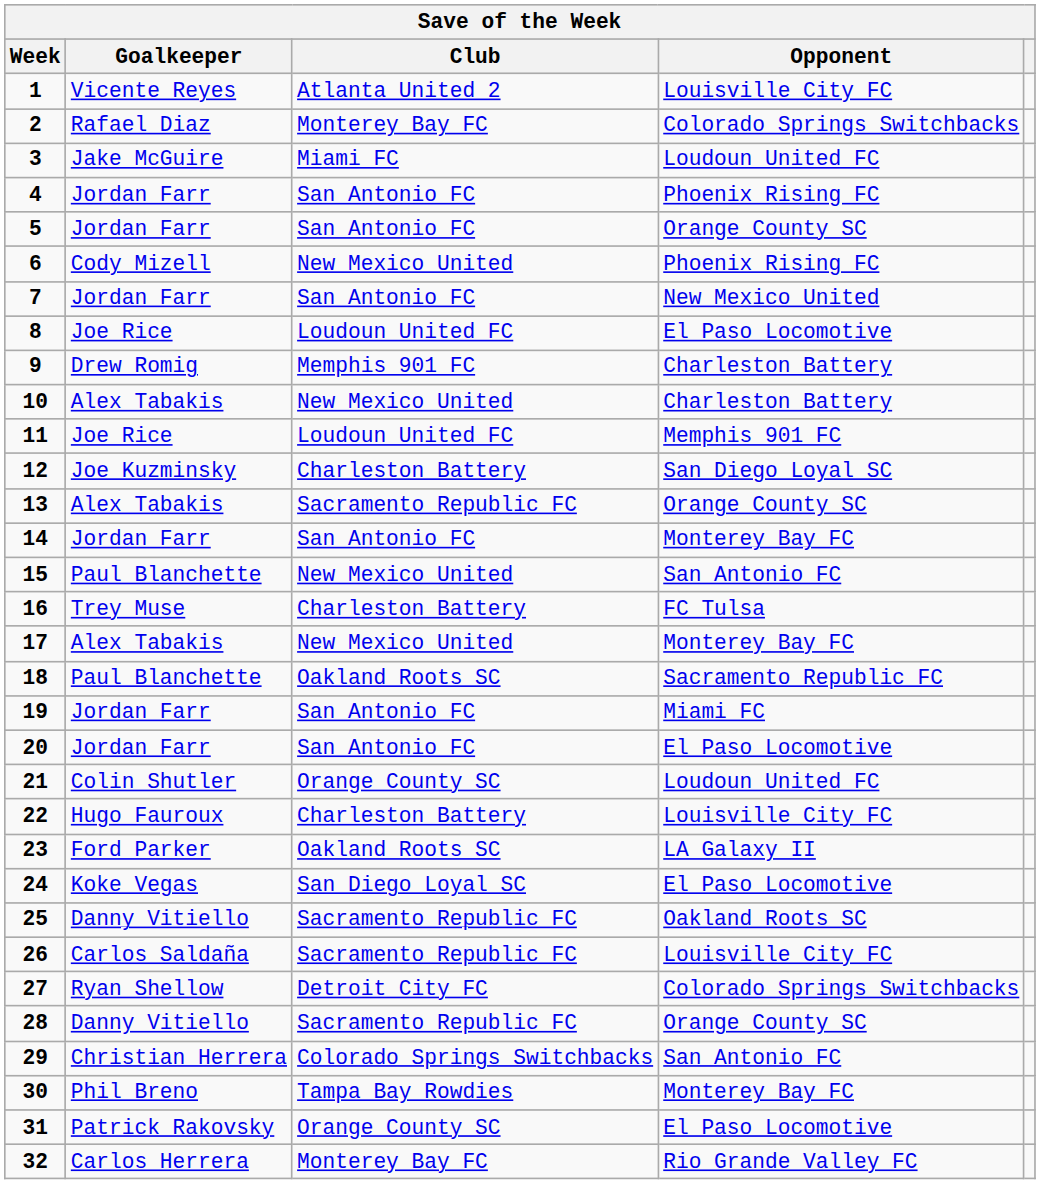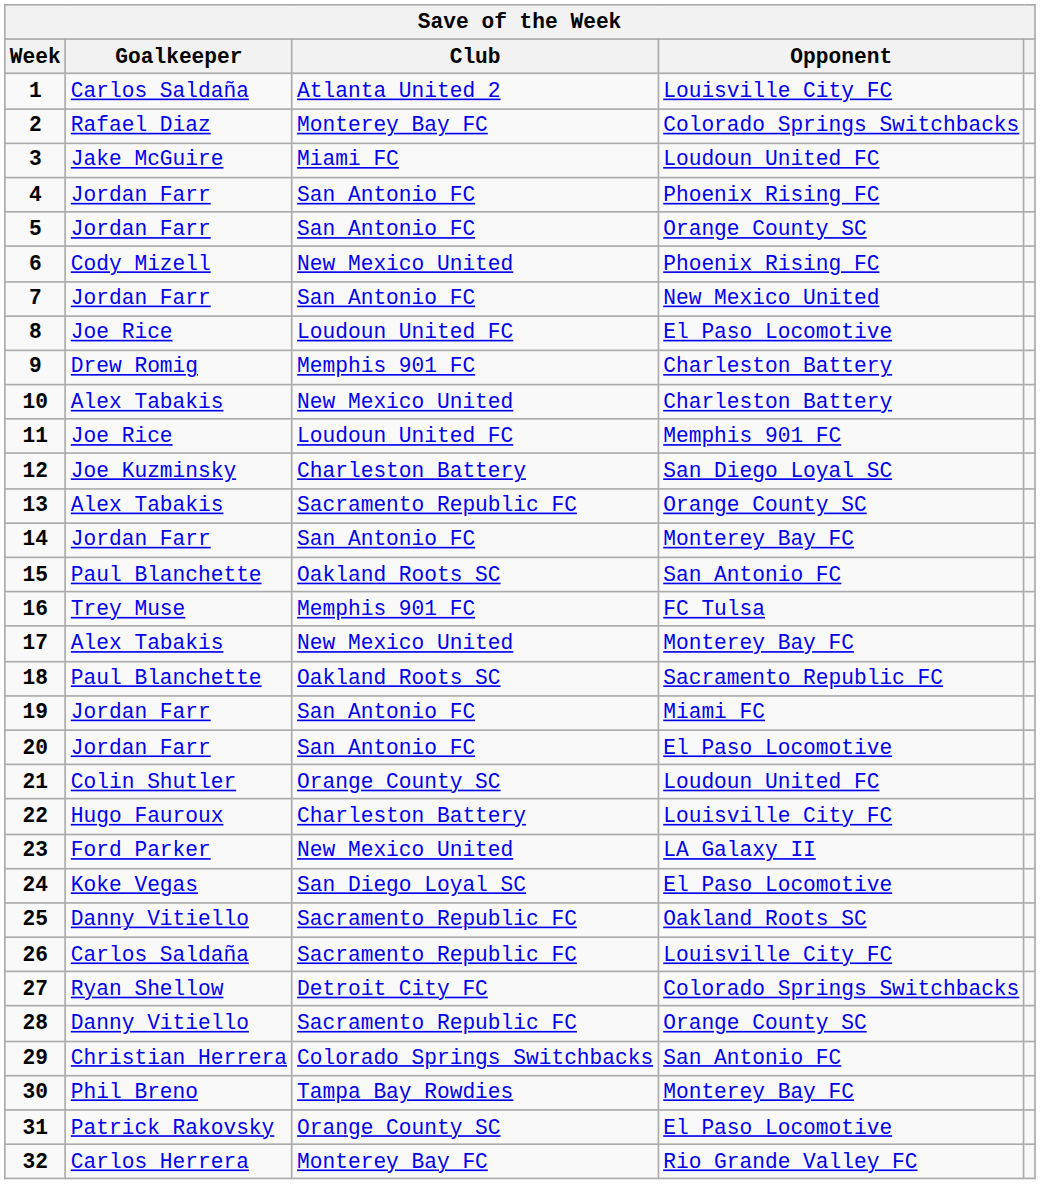(153, 91) Vicente Reyes -> (160, 91) Carlos Saldaña
(405, 575) New Mexico United -> (399, 575) Oakland Roots SC
(412, 609) Charleston Battery -> (386, 609) Memphis 901 FC
(399, 851) Oakland Roots SC -> (405, 851) New Mexico United
